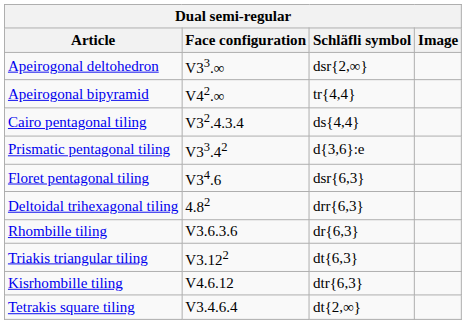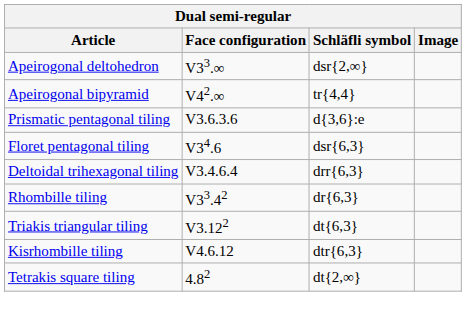- row: (77, 122)
(206, 149) V33.42 -> (211, 119) V3.6.3.6
(198, 205) 4.82 -> (211, 171) V3.4.6.4
(211, 231) V3.6.3.6 -> (206, 197) V33.42
(211, 307) V3.4.6.4 -> (198, 277) 4.82
